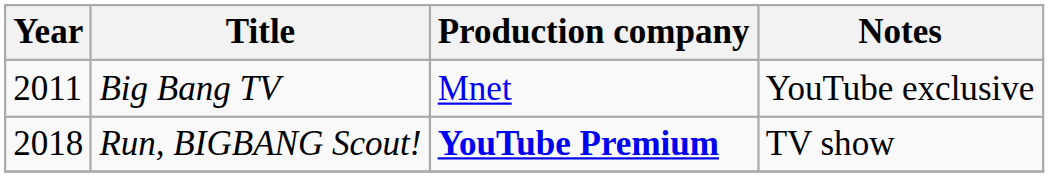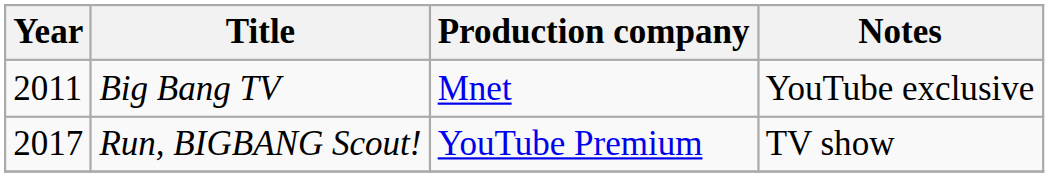(48, 143) 2018 -> (48, 143) 2017
(578, 143) bold -> (570, 143) normal
